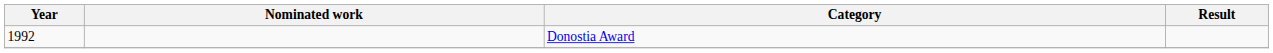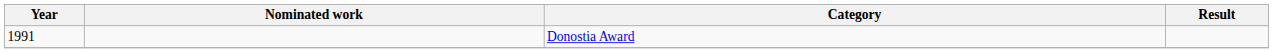(21, 36) 1992 -> (21, 36) 1991
